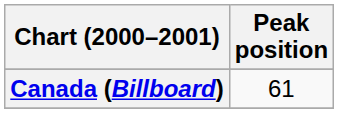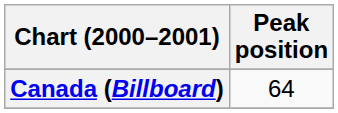(281, 88) 61 -> (281, 88) 64
